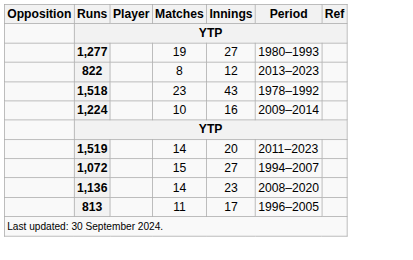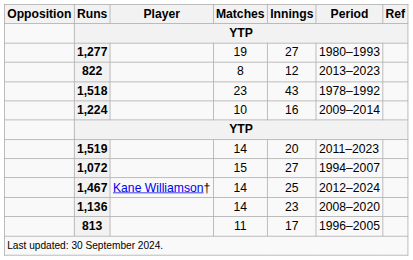+ row: (92, 187)
